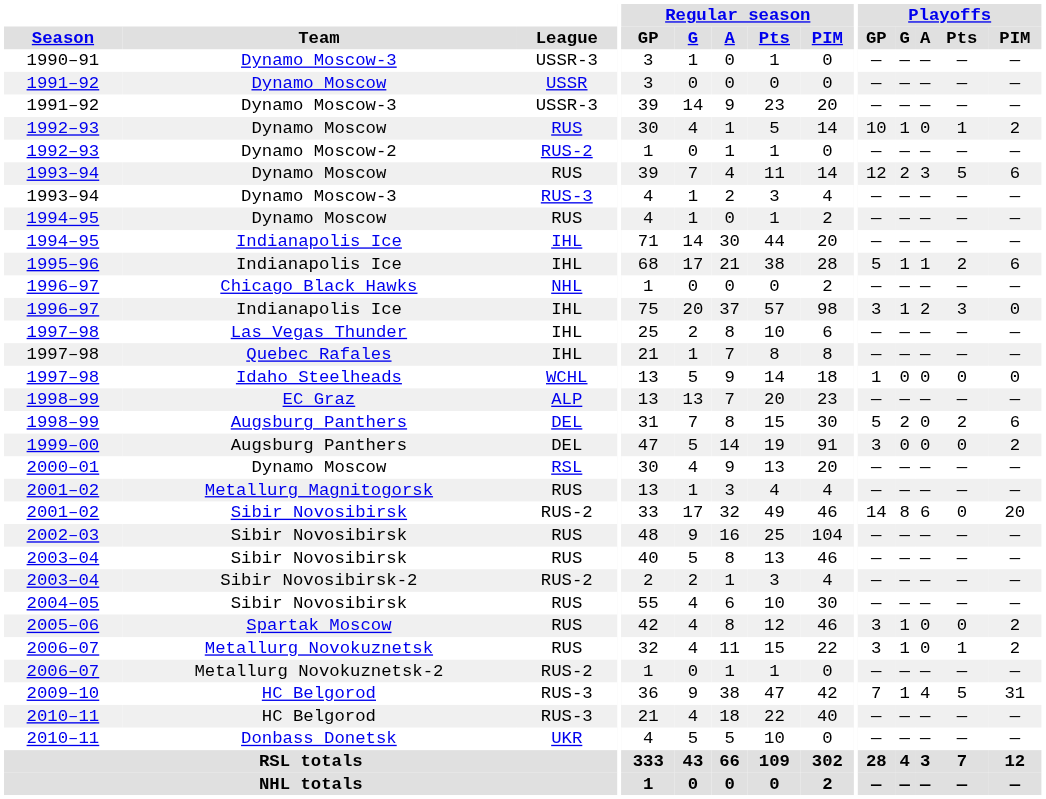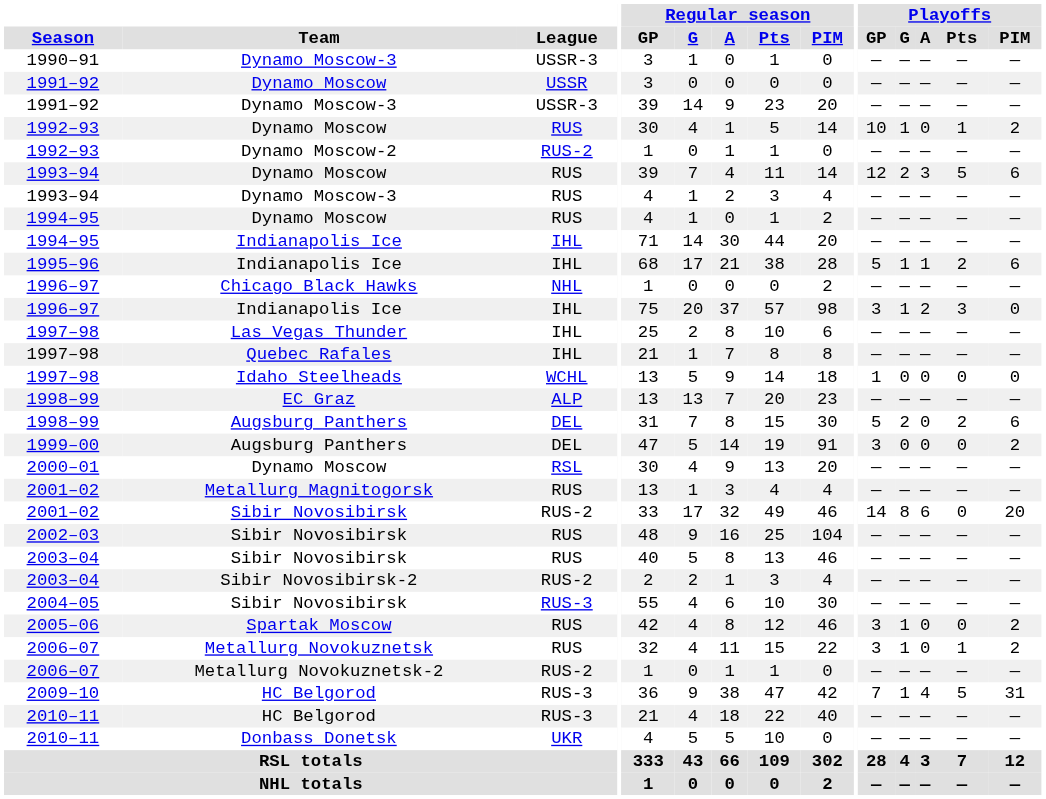(567, 196) RUS-3 -> (567, 196) RUS
(567, 603) RUS -> (567, 603) RUS-3
